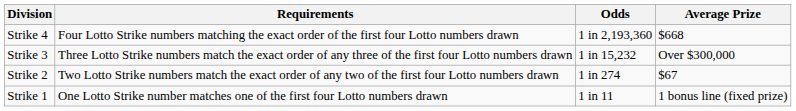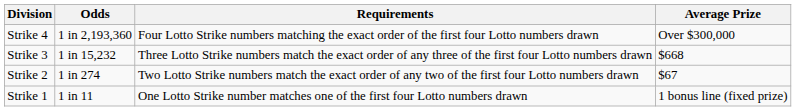columns swapped: (315, 14) <-> (615, 14)
(671, 34) $668 -> (697, 34) Over $300,000
(697, 55) Over $300,000 -> (671, 55) $668
